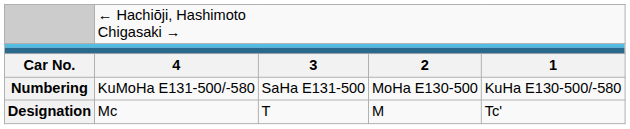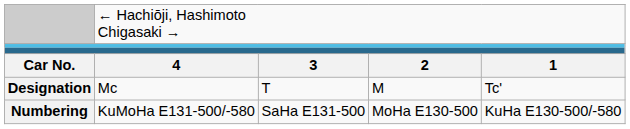rows swapped: (49, 111) <-> (49, 88)
